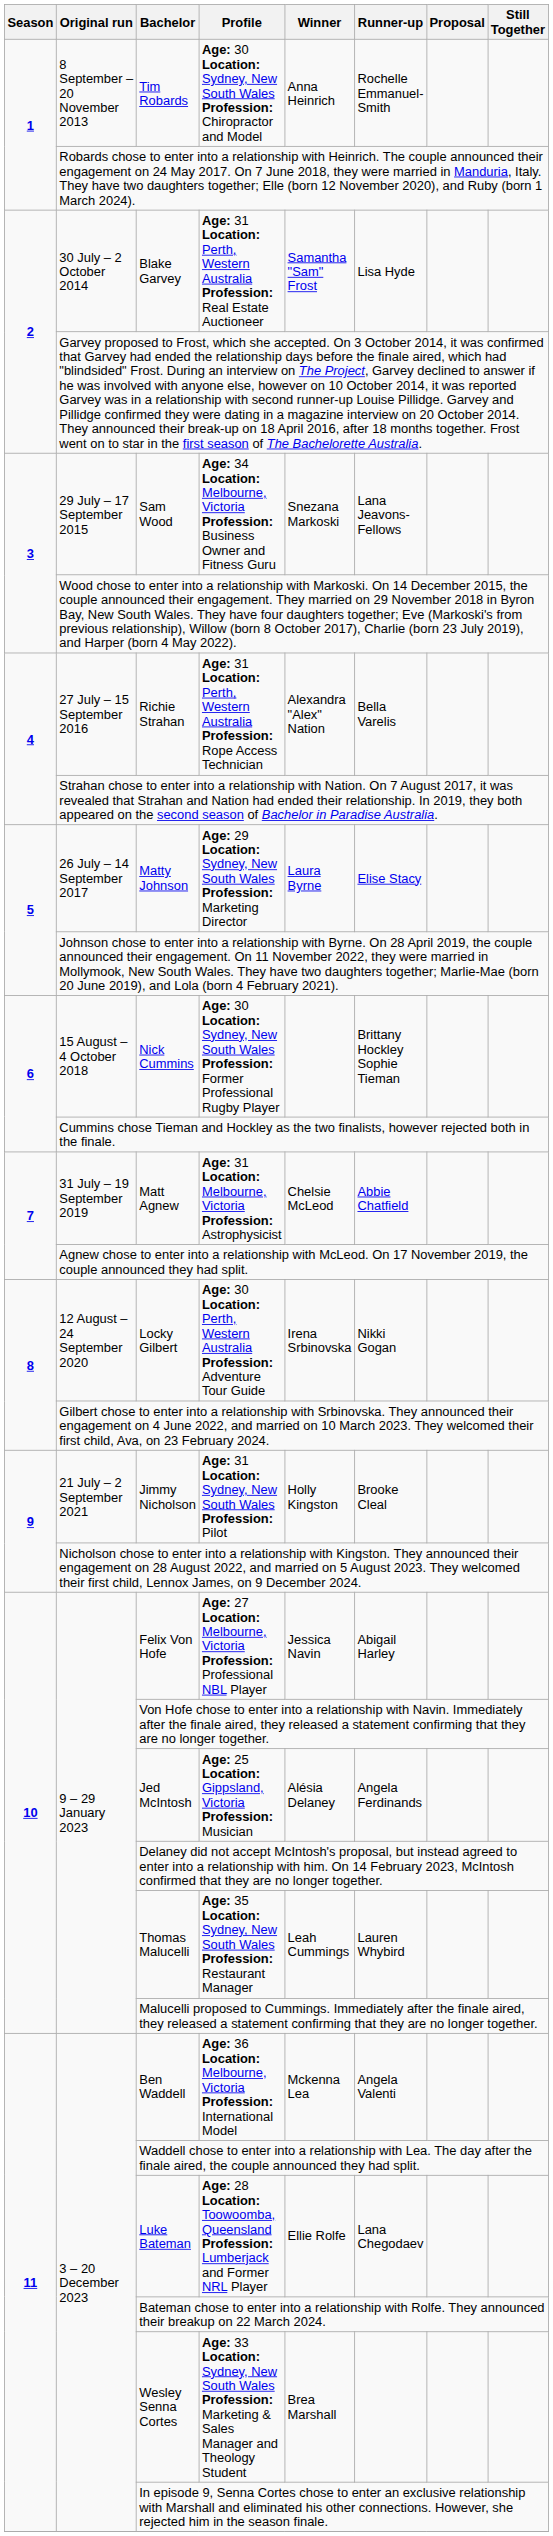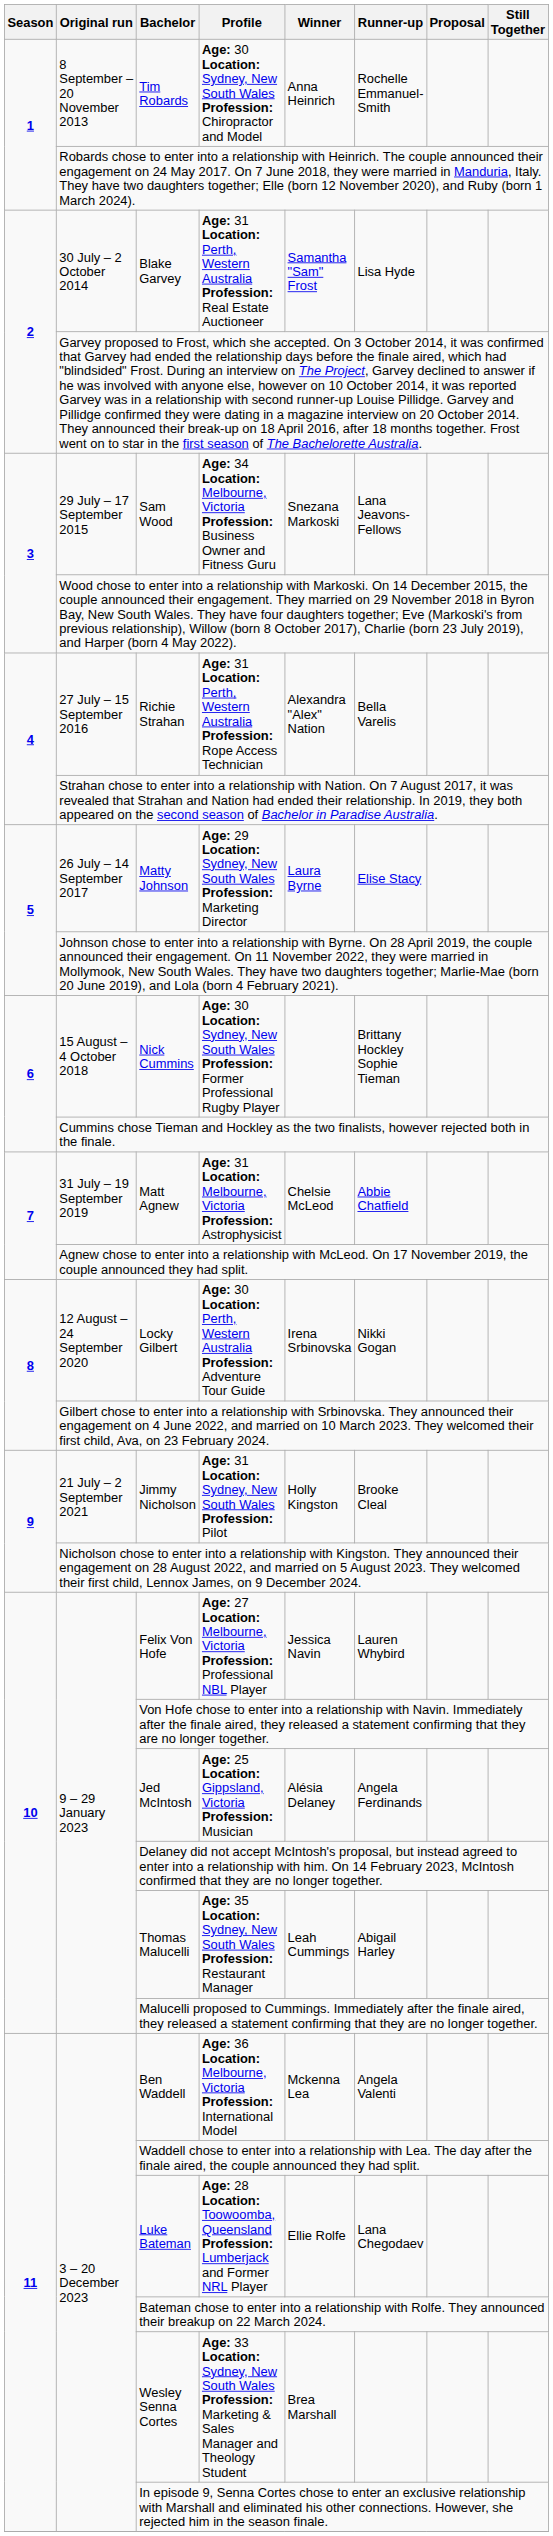(377, 1646) Abigail Harley -> (381, 1646) Lauren Whybird
(381, 1945) Lauren Whybird -> (377, 1945) Abigail Harley
